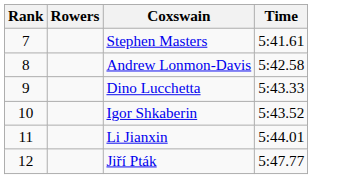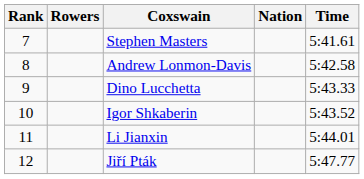+ column: (280, 16)
